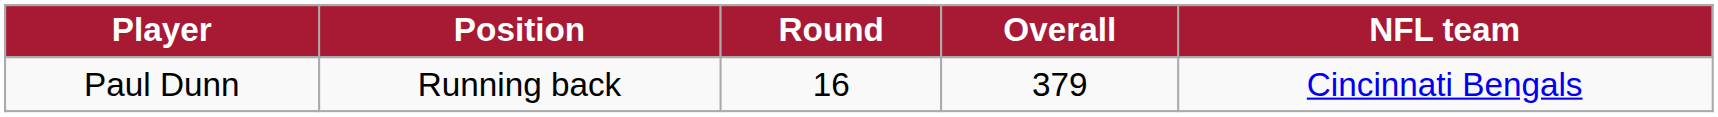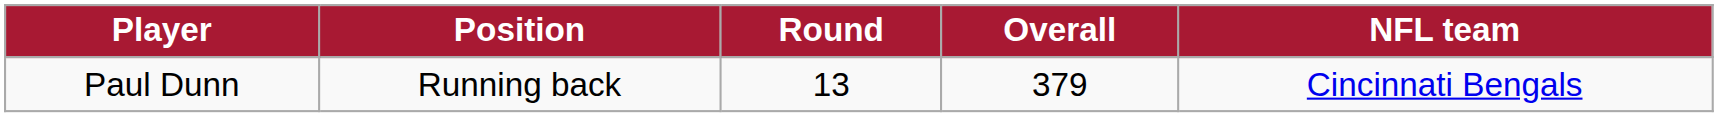(831, 83) 16 -> (831, 83) 13
